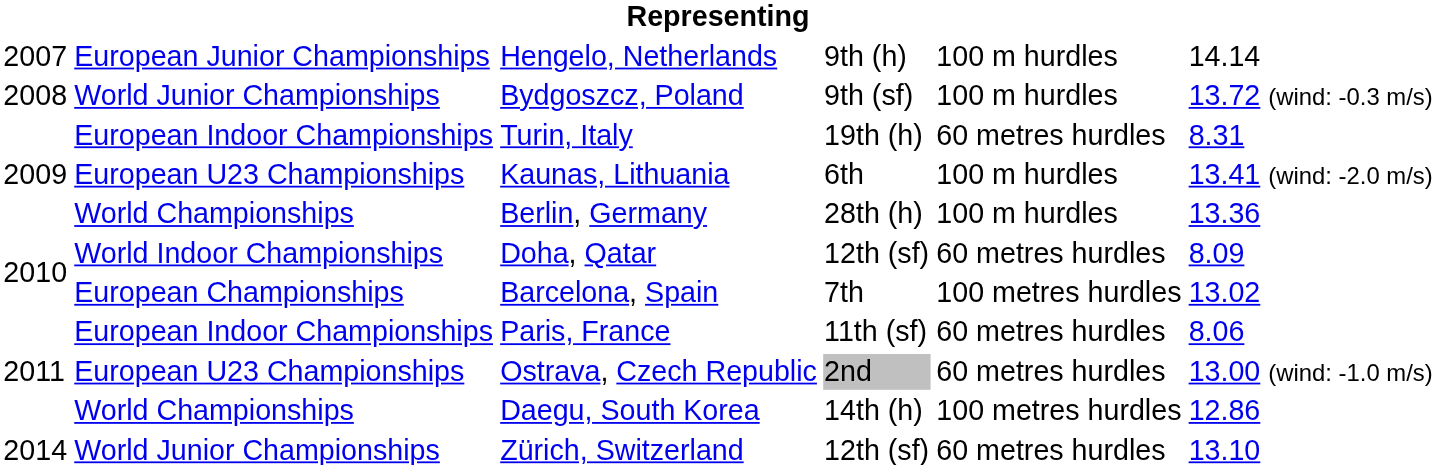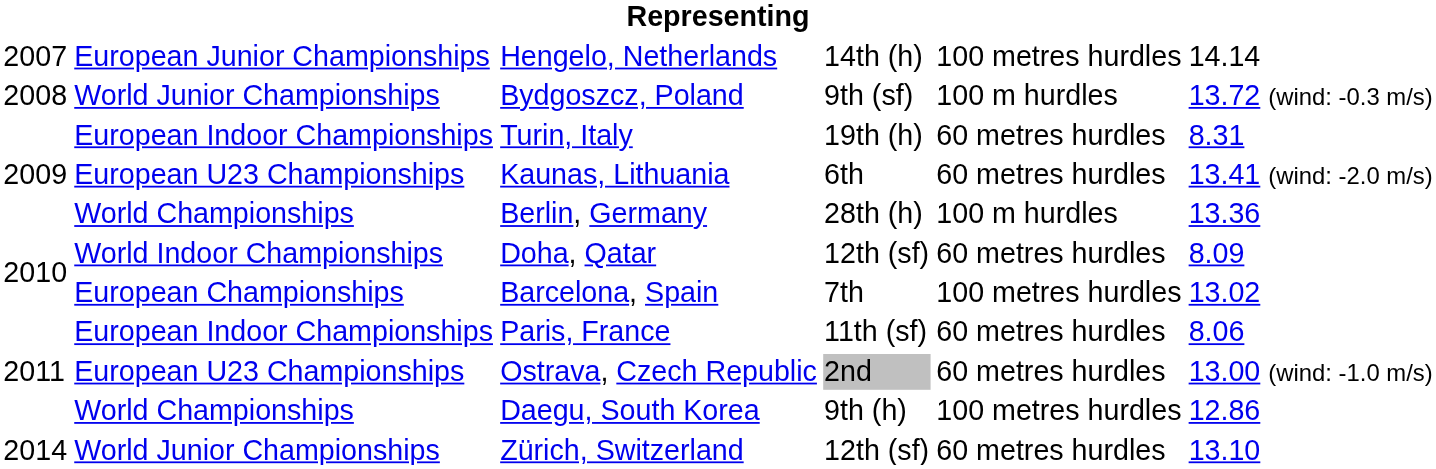(865, 56) 9th (h) -> (873, 56) 14th (h)
(1027, 56) 100 m hurdles -> (1059, 56) 100 metres hurdles
(1027, 174) 100 m hurdles -> (1051, 174) 60 metres hurdles
(873, 410) 14th (h) -> (865, 410) 9th (h)
